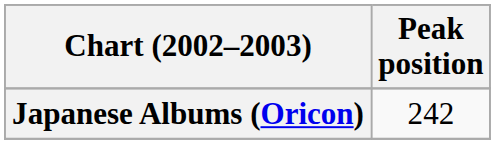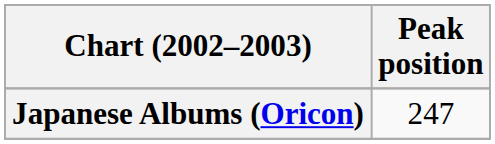(431, 113) 242 -> (431, 113) 247
